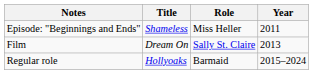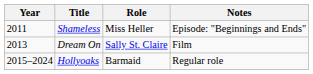columns swapped: (283, 12) <-> (74, 12)
